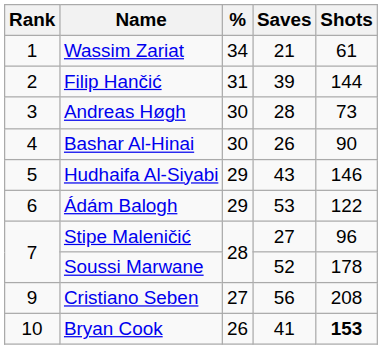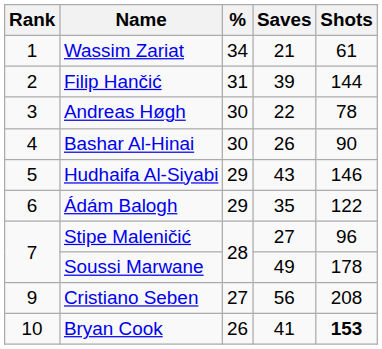(284, 113) 28 -> (284, 113) 22
(347, 113) 73 -> (347, 113) 78
(284, 205) 53 -> (284, 205) 35
(284, 267) 52 -> (284, 267) 49
